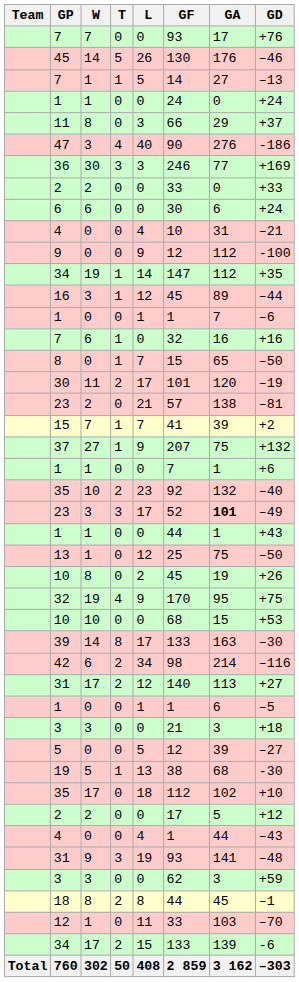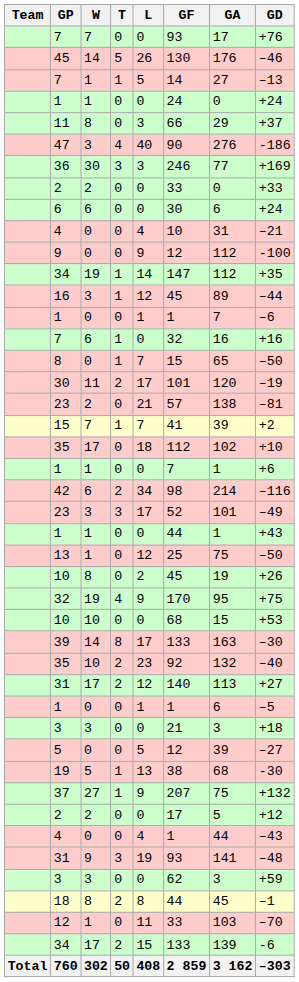rows swapped: (62, 793) <-> (62, 448)
rows swapped: (62, 491) <-> (62, 664)
(225, 512) bold -> (225, 512) normal
